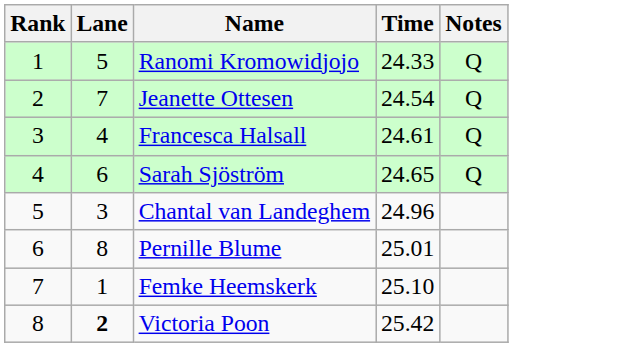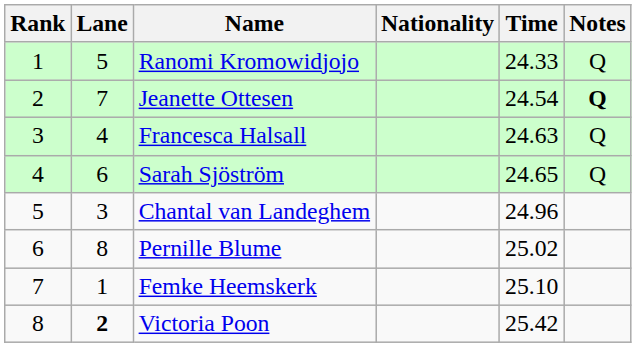+ column: (438, 23)
(473, 98) normal -> (598, 98) bold
(408, 135) 24.61 -> (532, 135) 24.63
(408, 248) 25.01 -> (532, 248) 25.02
